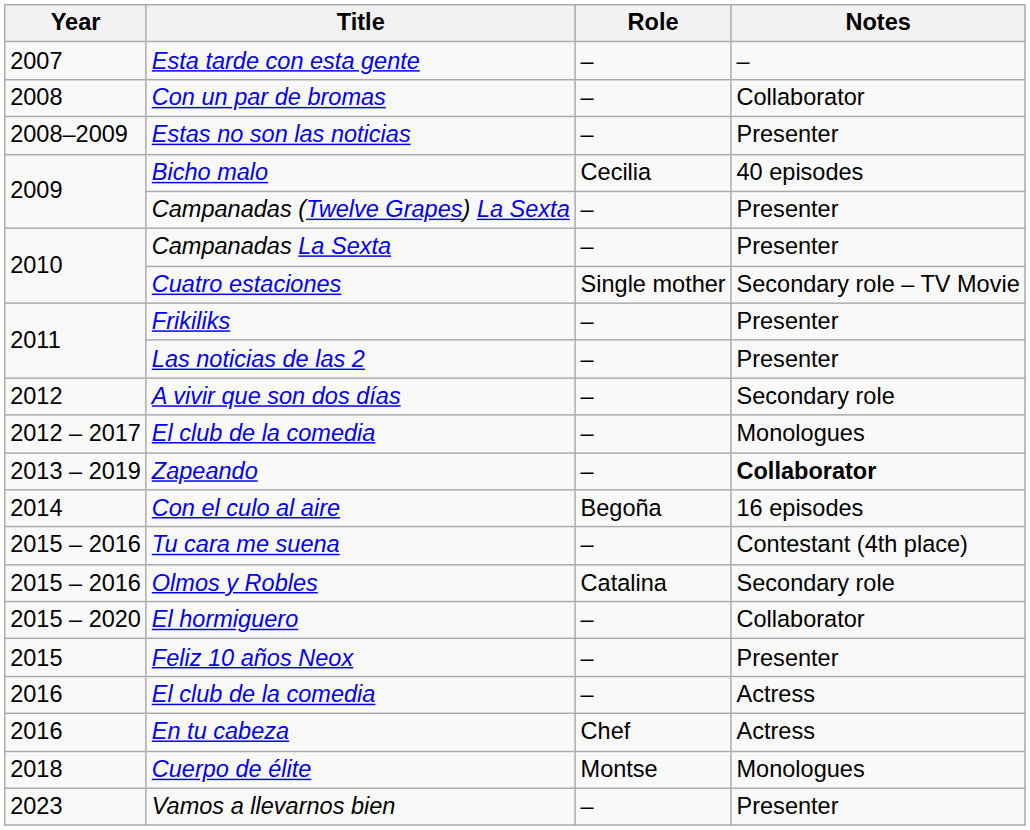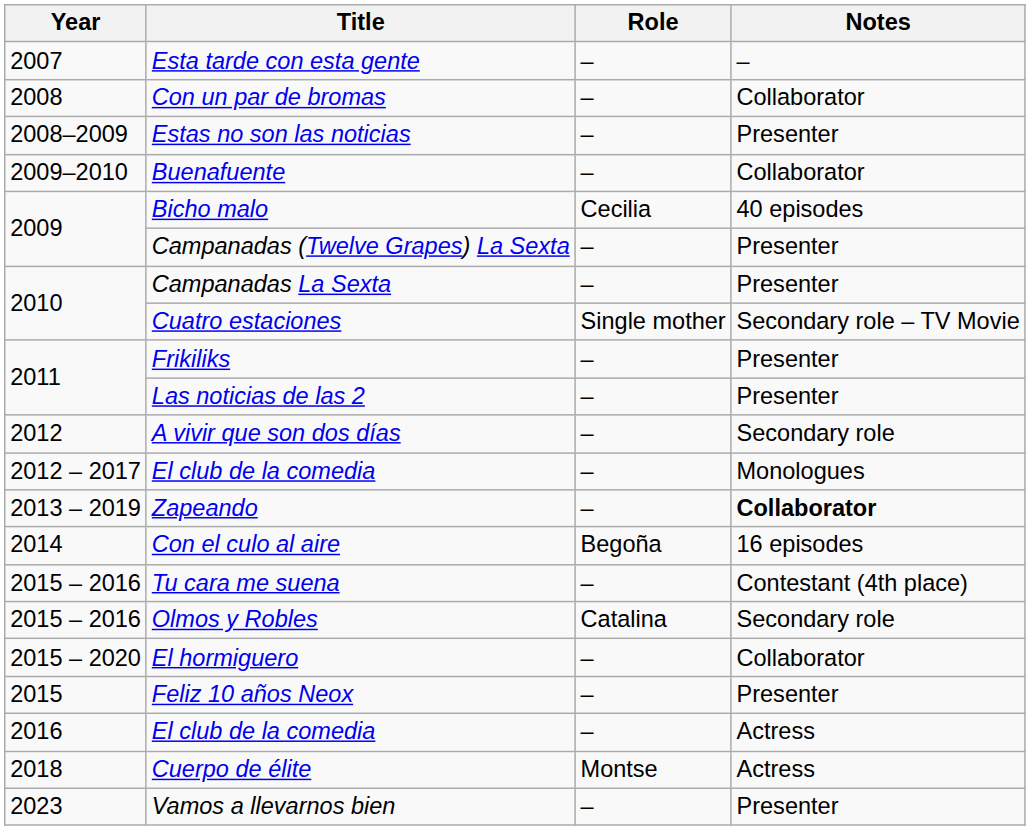+ row: (69, 172)
- row: (36, 731)
(801, 769) Monologues -> (776, 769) Actress
